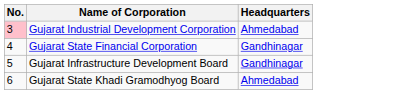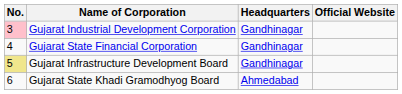+ column: (355, 13)
(270, 30) Ahmedabad -> (272, 30) Gandhinagar
(10, 64) no background -> (10, 64) khaki background
